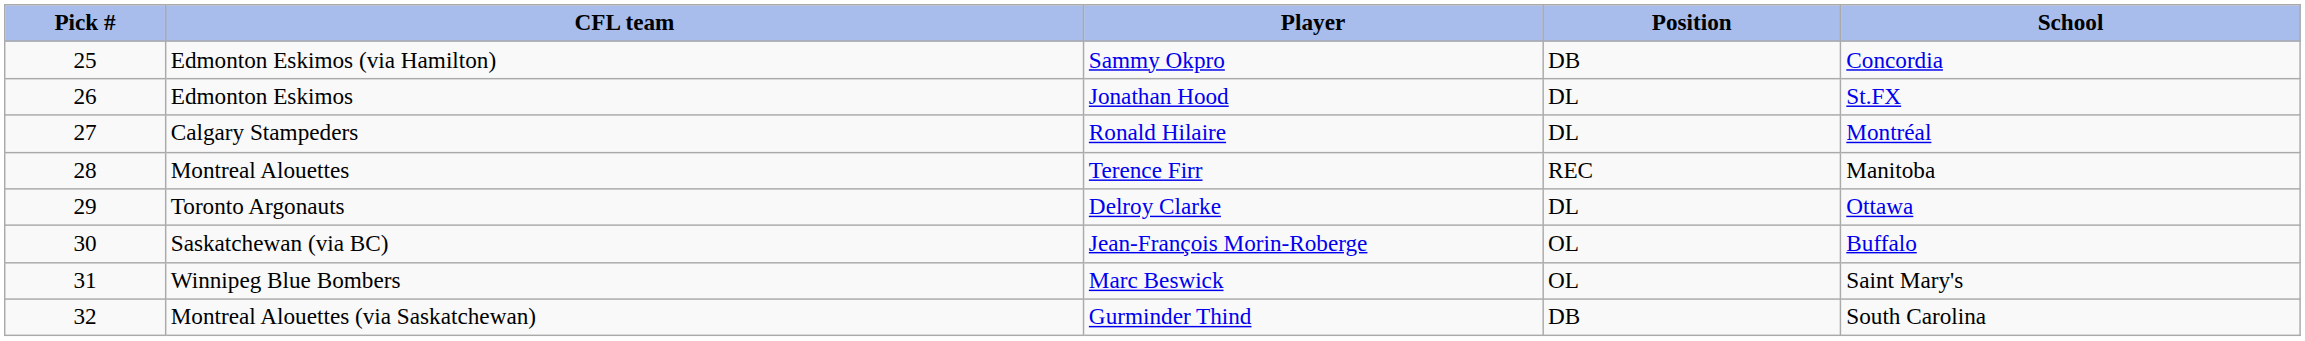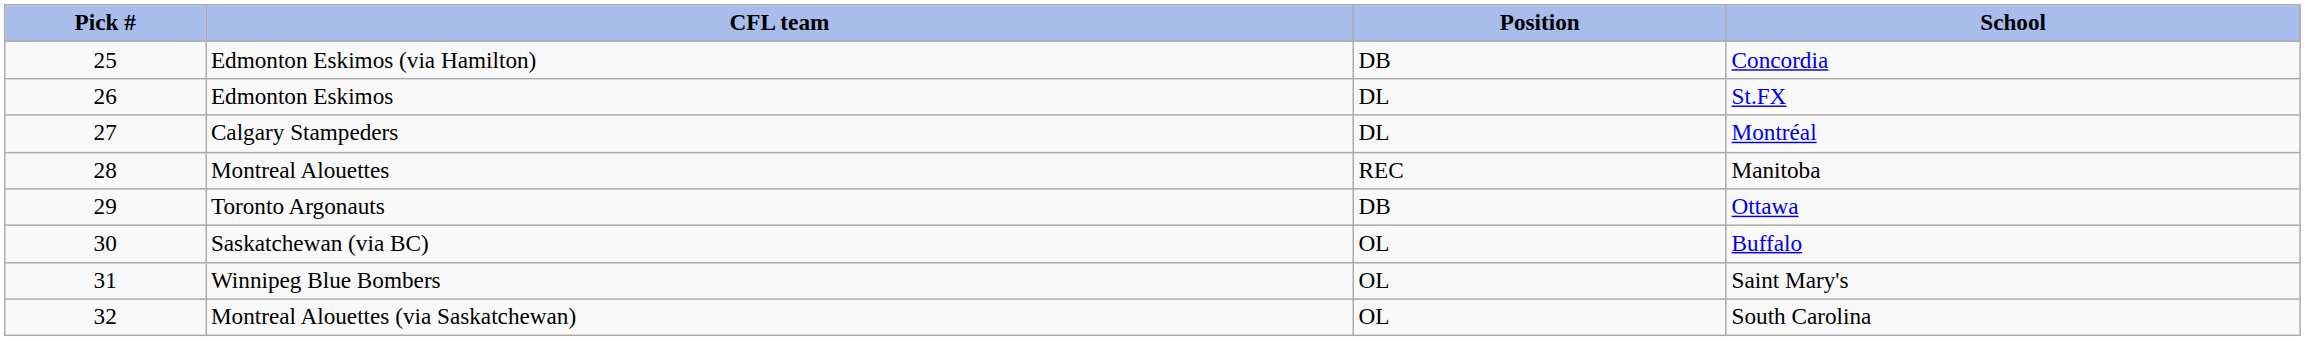- column: (1313, 22)
(1563, 206) DL -> (1375, 206) DB
(1564, 317) DB -> (1374, 317) OL
